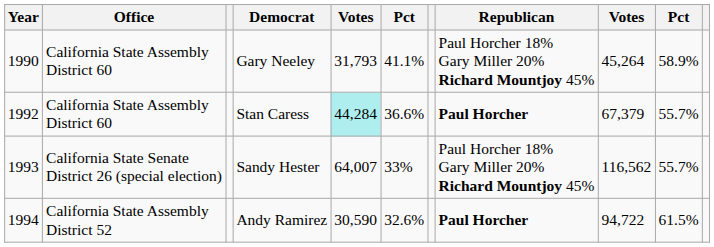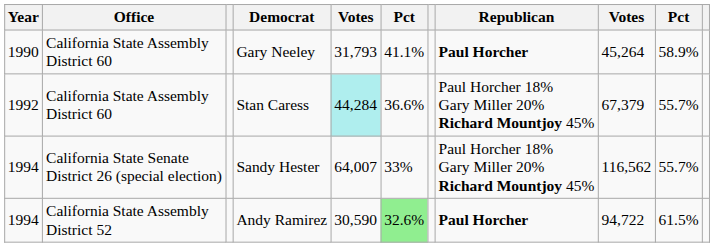(516, 61) Paul Horcher 18% Gary Miller 20% Richard Mountjoy 45% -> (483, 52) Paul Horcher
(483, 114) Paul Horcher -> (516, 105) Paul Horcher 18% Gary Miller 20% Richard Mountjoy 45%
(23, 167) 1993 -> (23, 167) 1994
(404, 220) no background -> (404, 220) lightgreen background
